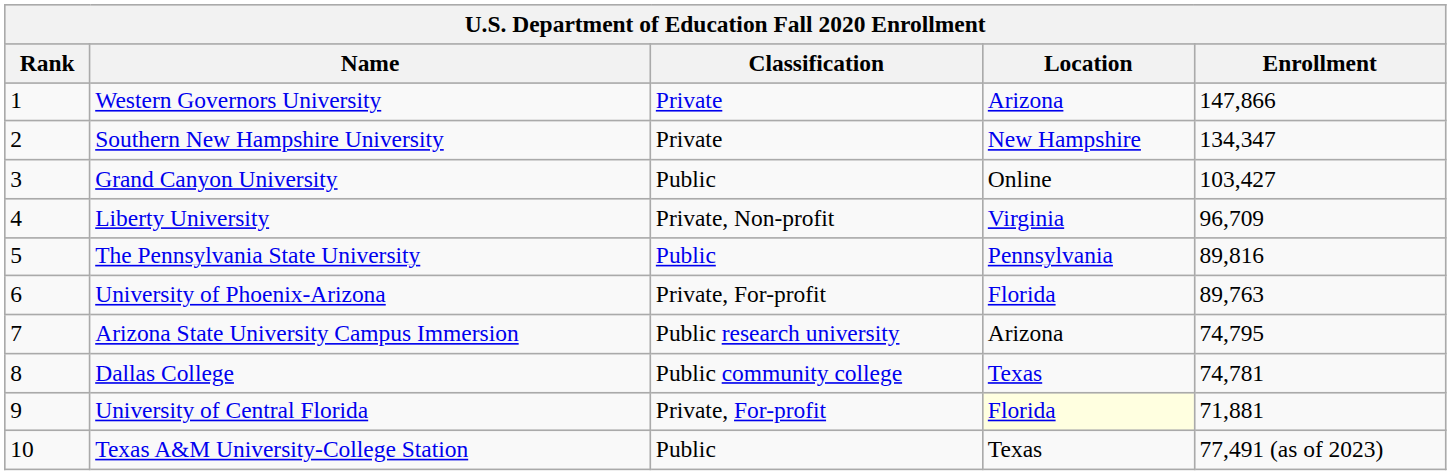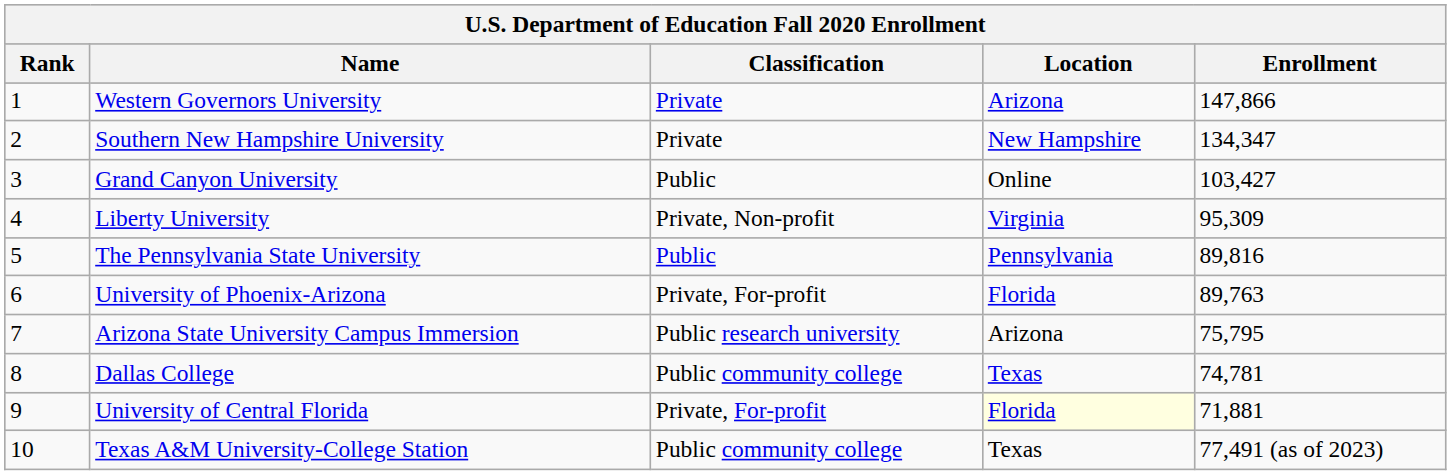(1232, 217) 96,709 -> (1232, 217) 95,309
(1232, 333) 74,795 -> (1232, 333) 75,795
(686, 450) Public -> (779, 450) Public community college
